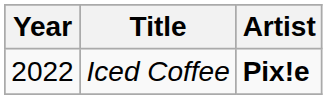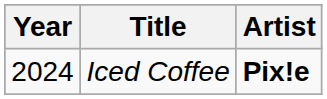(42, 71) 2022 -> (42, 71) 2024
